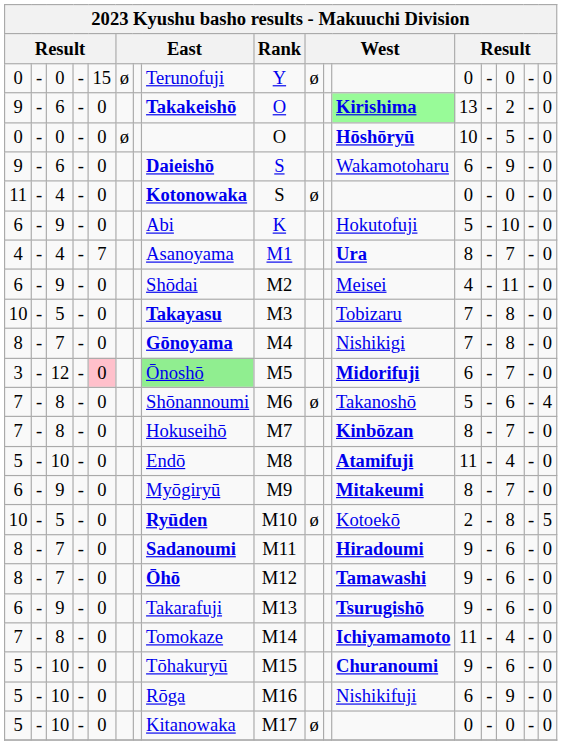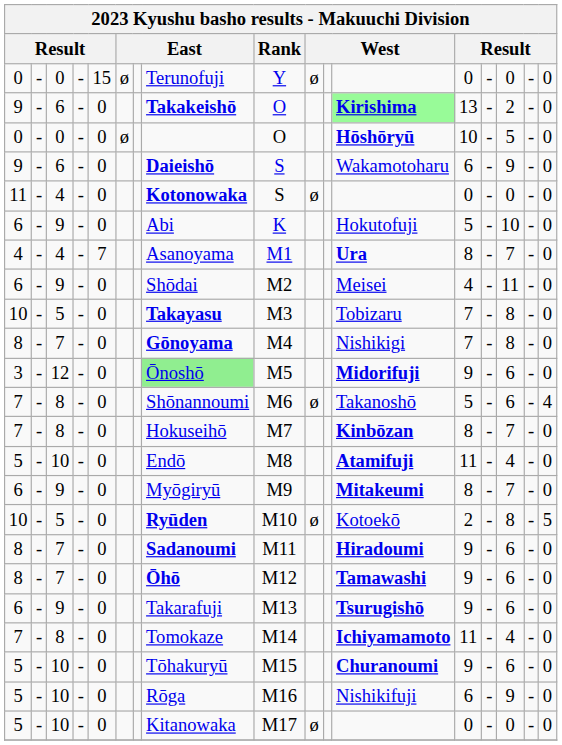(102, 372) pink background -> (102, 372) no background
(468, 372) 6 -> (468, 372) 9
(510, 372) 7 -> (510, 372) 6
